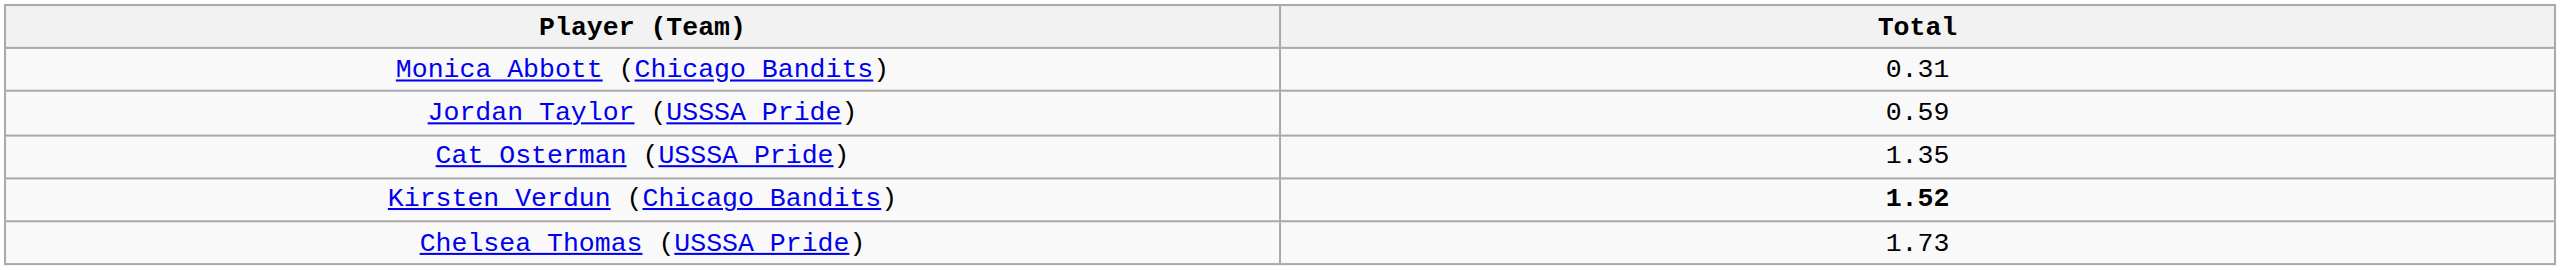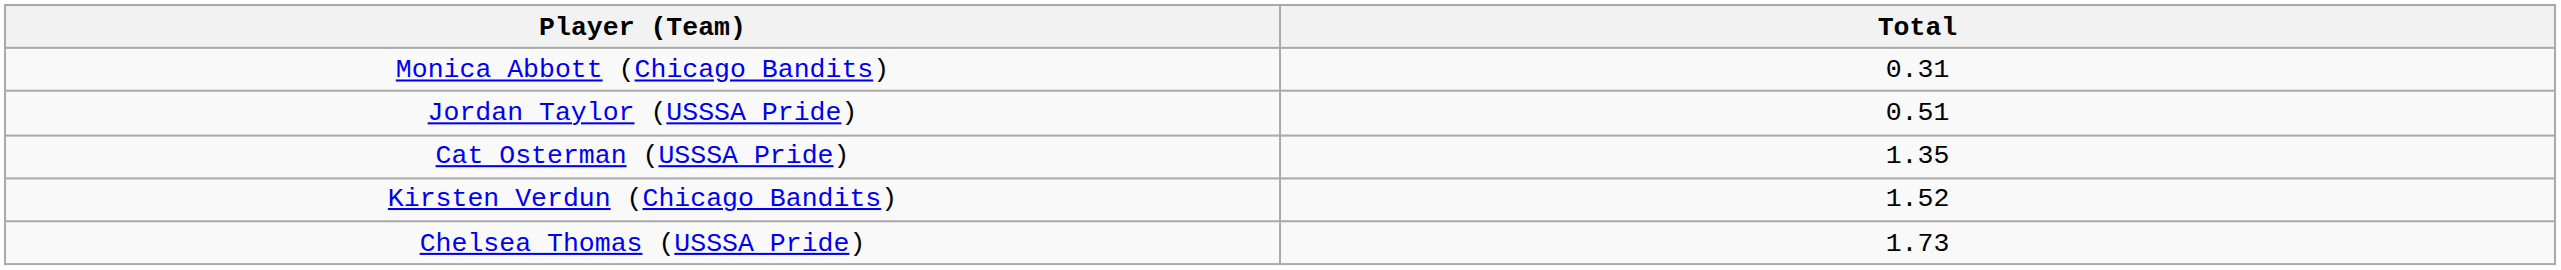(1918, 113) 0.59 -> (1918, 113) 0.51
(1918, 200) bold -> (1918, 200) normal
